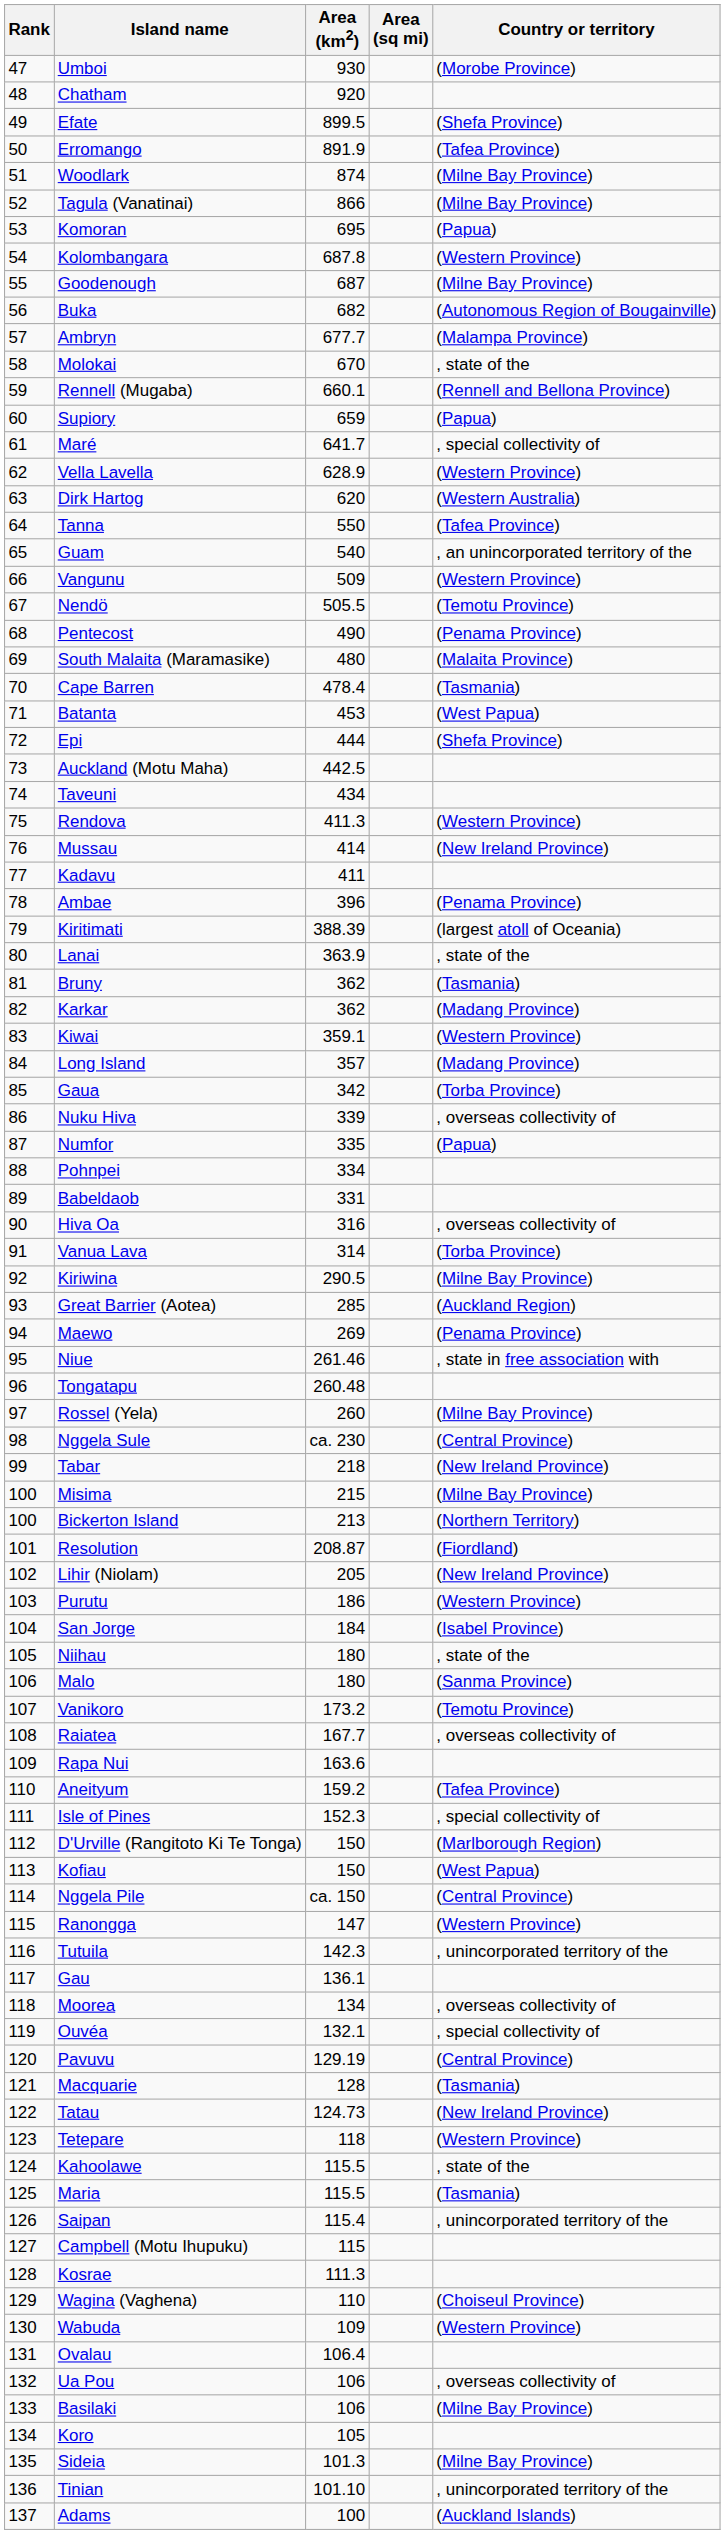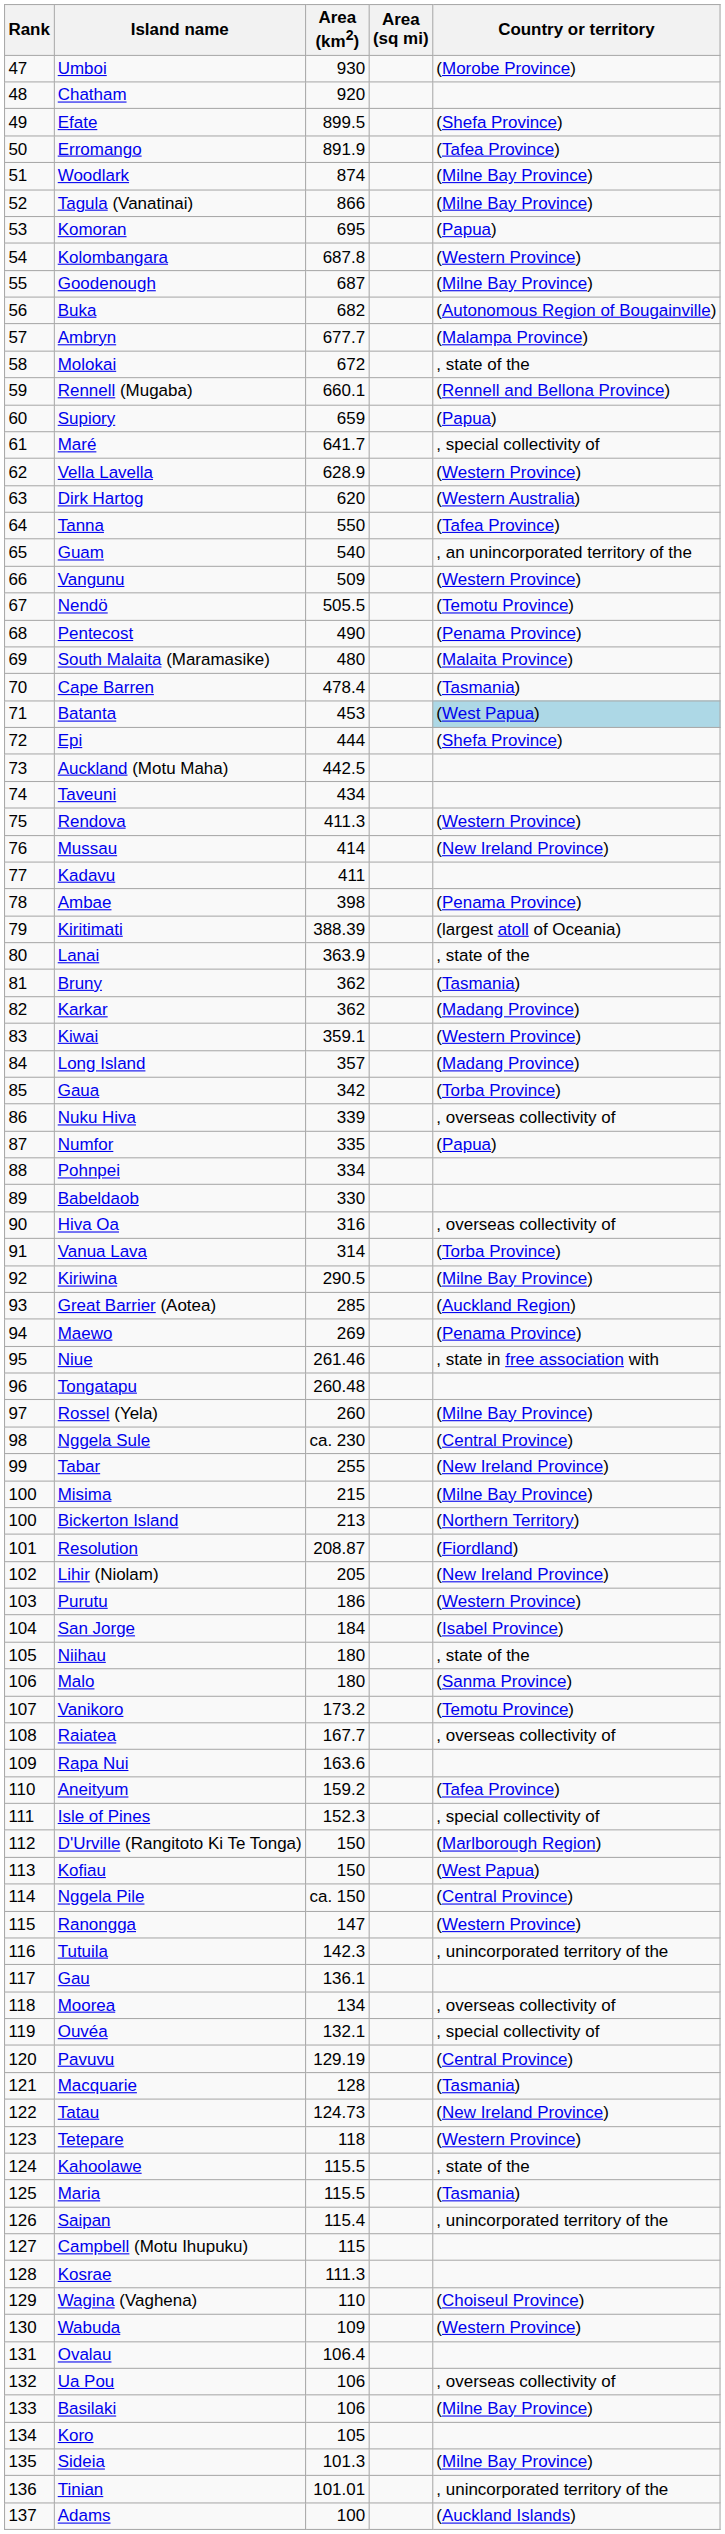(351, 364) 670 -> (351, 364) 672
(488, 714) no background -> (488, 714) lightblue background
(351, 902) 396 -> (351, 902) 398
(351, 1198) 331 -> (351, 1198) 330
(351, 1467) 218 -> (351, 1467) 255
(339, 2489) 101.10 -> (339, 2489) 101.01
